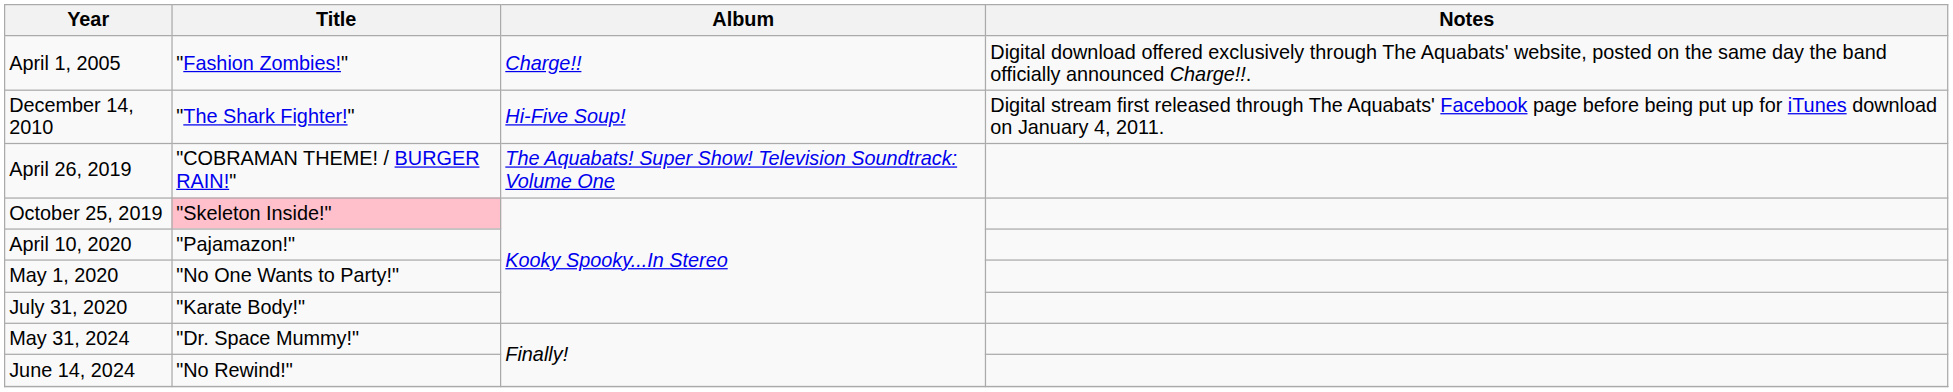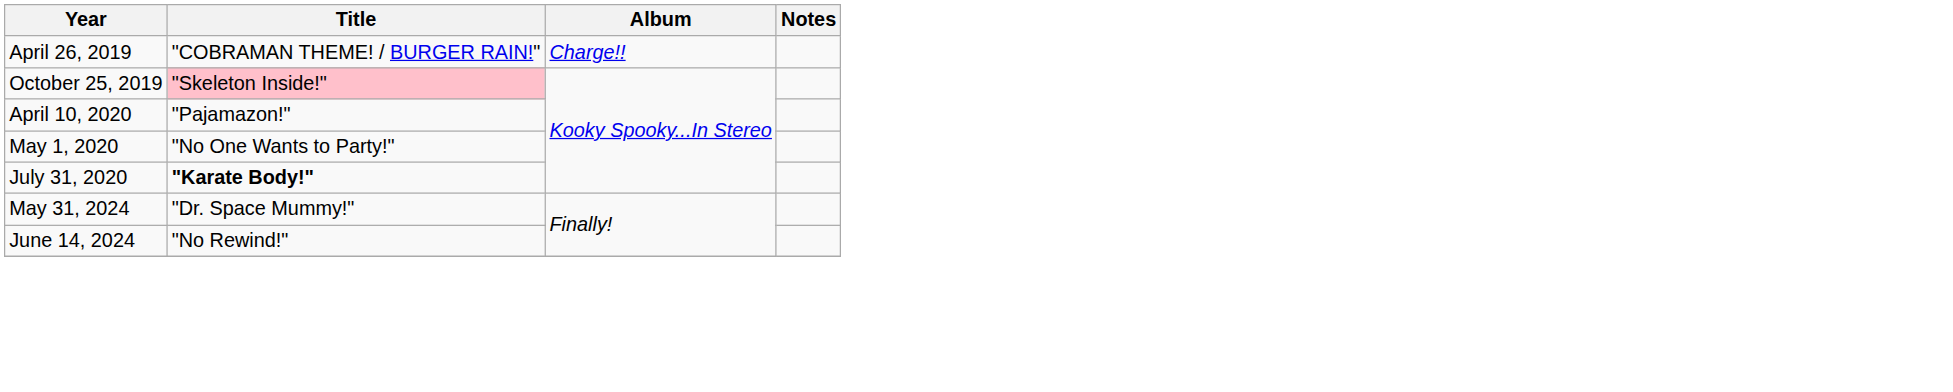- row: (65, 62)
- row: (72, 116)
(731, 170) The Aquabats! Super Show! Television Soundtrack: Volume One -> (588, 51) Charge!!
(241, 307) normal -> (243, 177) bold
